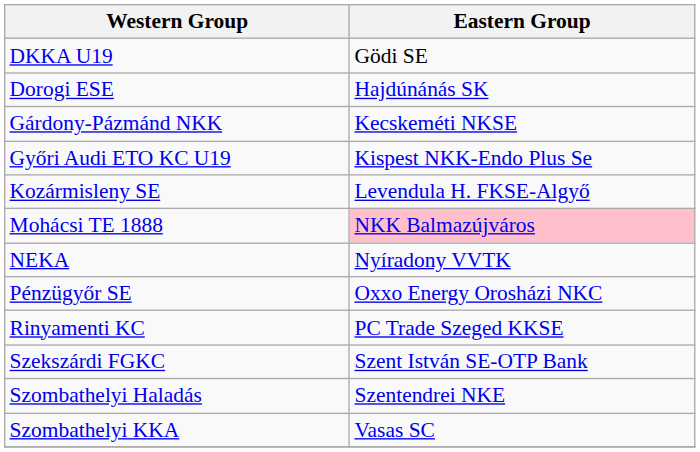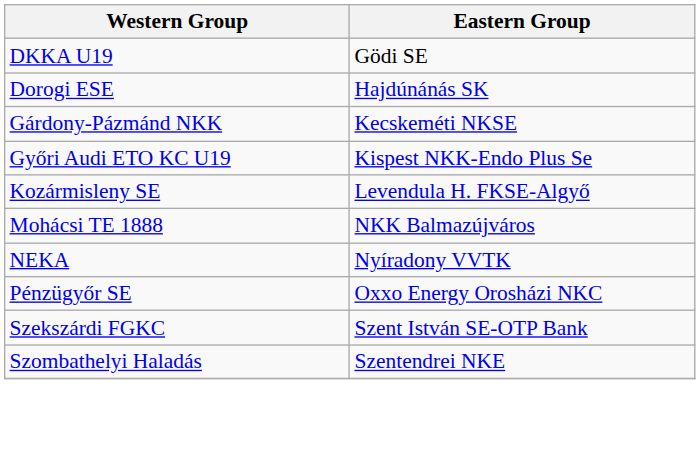(445, 225) pink background -> (445, 225) no background
- row: (77, 327)
- row: (94, 429)
